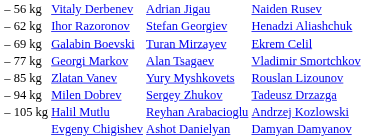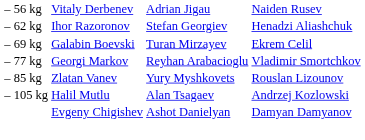(180, 60) Alan Tsagaev -> (197, 60) Reyhan Arabacioglu
- row: (23, 95)
(197, 112) Reyhan Arabacioglu -> (180, 95) Alan Tsagaev
